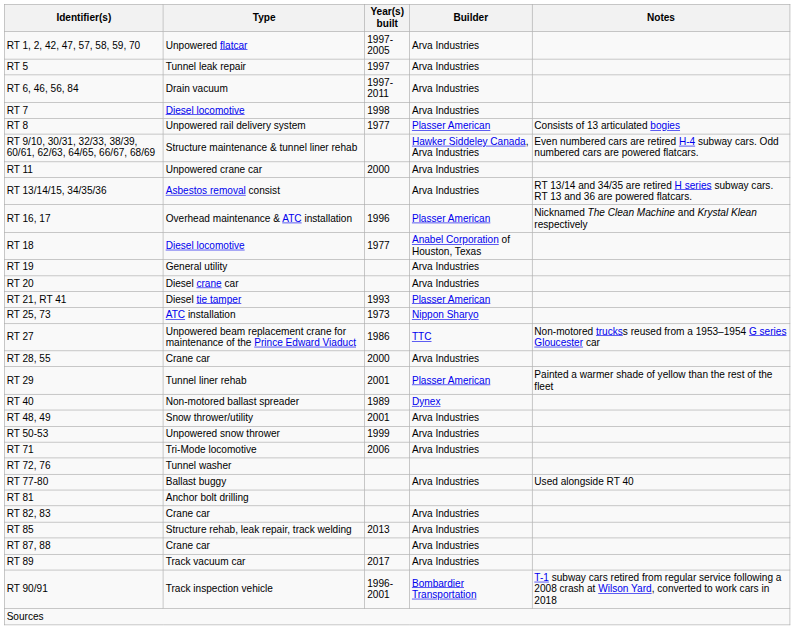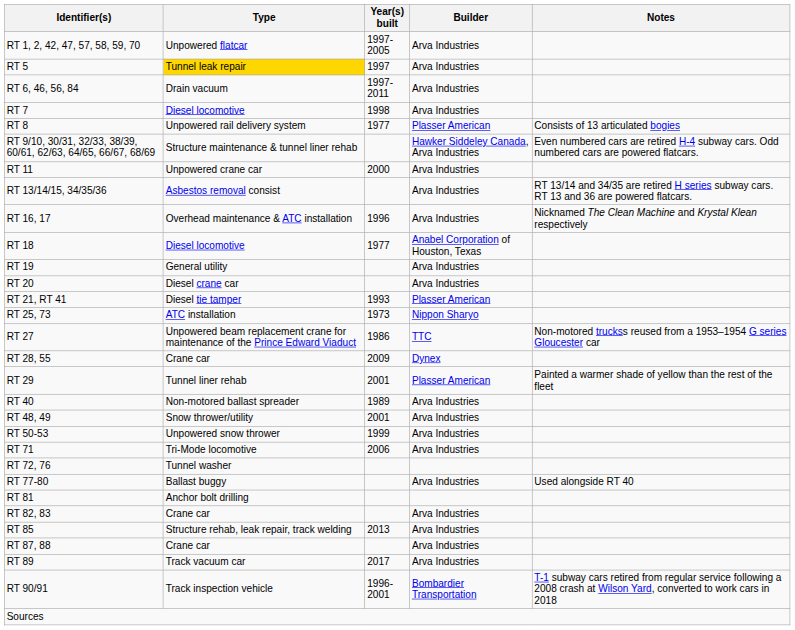(206, 67) no background -> (206, 67) gold background
(451, 218) Plasser American -> (446, 218) Arva Industries
(378, 358) 2000 -> (378, 358) 2009
(446, 358) Arva Industries -> (426, 358) Dynex
(426, 402) Dynex -> (446, 402) Arva Industries
